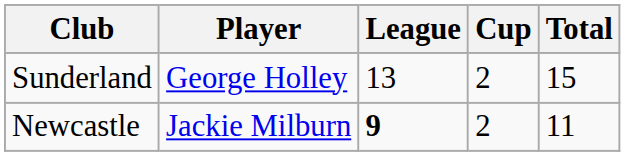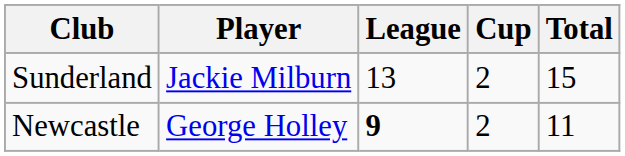(257, 77) George Holley -> (259, 77) Jackie Milburn
(259, 126) Jackie Milburn -> (257, 126) George Holley
